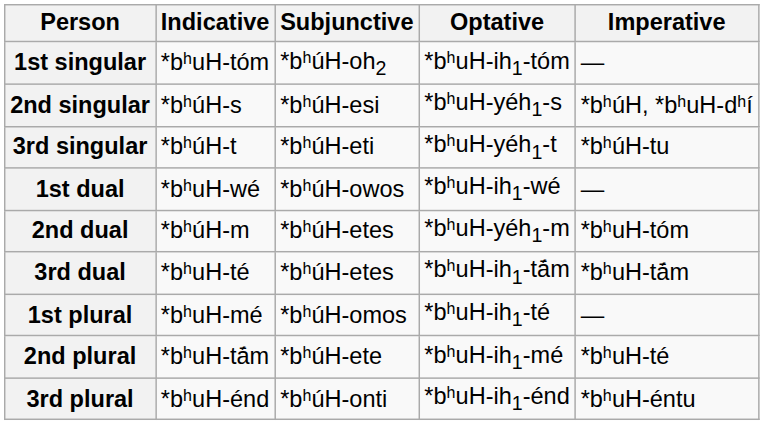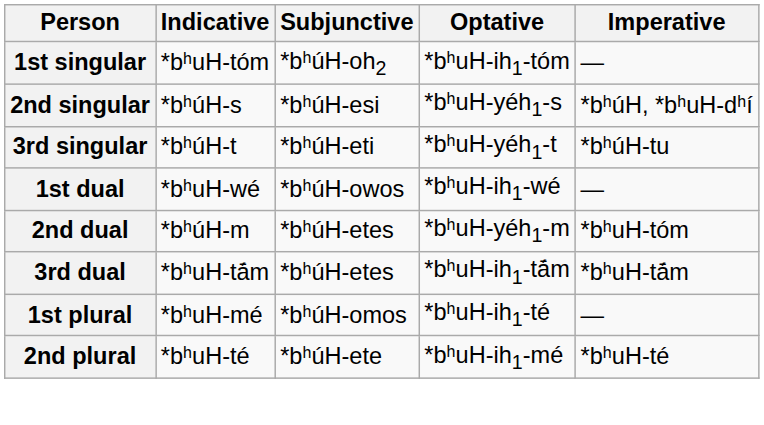(205, 272) *bʰuH-té -> (215, 272) *bʰuH-tā́m
(215, 356) *bʰuH-tā́m -> (205, 356) *bʰuH-té
- row: (80, 398)
